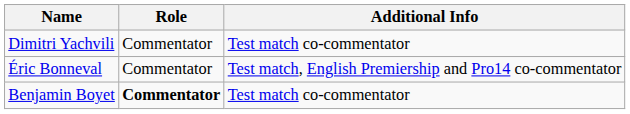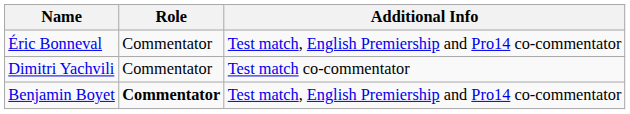rows swapped: (55, 69) <-> (61, 43)
(319, 95) Test match co-commentator -> (425, 95) Test match, English Premiership and Pro14 co-commentator
